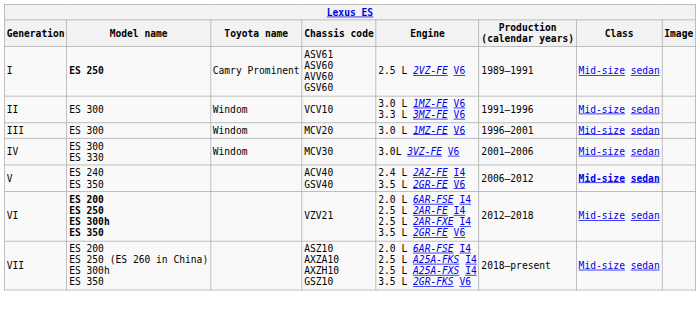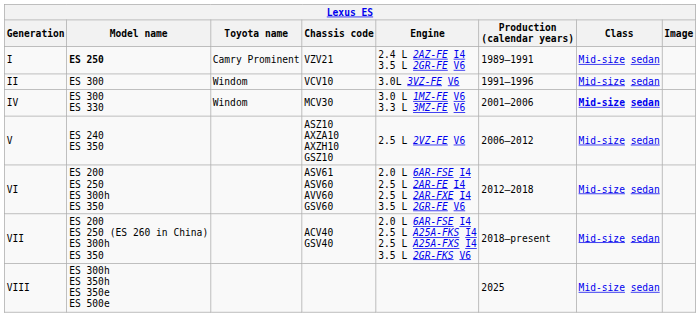(319, 71) ASV61 ASV60 AVV60 GSV60 -> (319, 60) VZV21
(422, 71) 2.5 L 2VZ-FE V6 -> (422, 60) 2.4 L 2AZ-FE I4 3.5 L 2GR-FE V6
(422, 109) 3.0 L 1MZ-FE V6 3.3 L 3MZ-FE V6 -> (419, 81) 3.0L 3VZ-FE V6
- row: (15, 130)
(419, 152) 3.0L 3VZ-FE V6 -> (422, 103) 3.0 L 1MZ-FE V6 3.3 L 3MZ-FE V6
(619, 152) normal -> (619, 103) bold
(319, 178) ACV40 GSV40 -> (322, 141) ASZ10 AXZA10 AXZH10 GSZ10
(422, 178) 2.4 L 2AZ-FE I4 3.5 L 2GR-FE V6 -> (422, 141) 2.5 L 2VZ-FE V6
(619, 178) bold -> (619, 141) normal
(89, 216) bold -> (89, 190) normal
(319, 216) VZV21 -> (319, 190) ASV61 ASV60 AVV60 GSV60
(322, 265) ASZ10 AXZA10 AXZH10 GSZ10 -> (319, 239) ACV40 GSV40
+ row: (18, 287)
